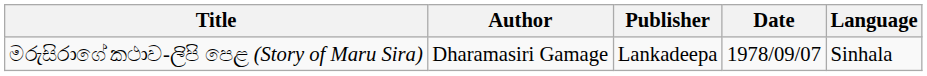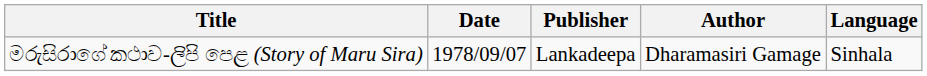columns swapped: (520, 20) <-> (774, 20)
